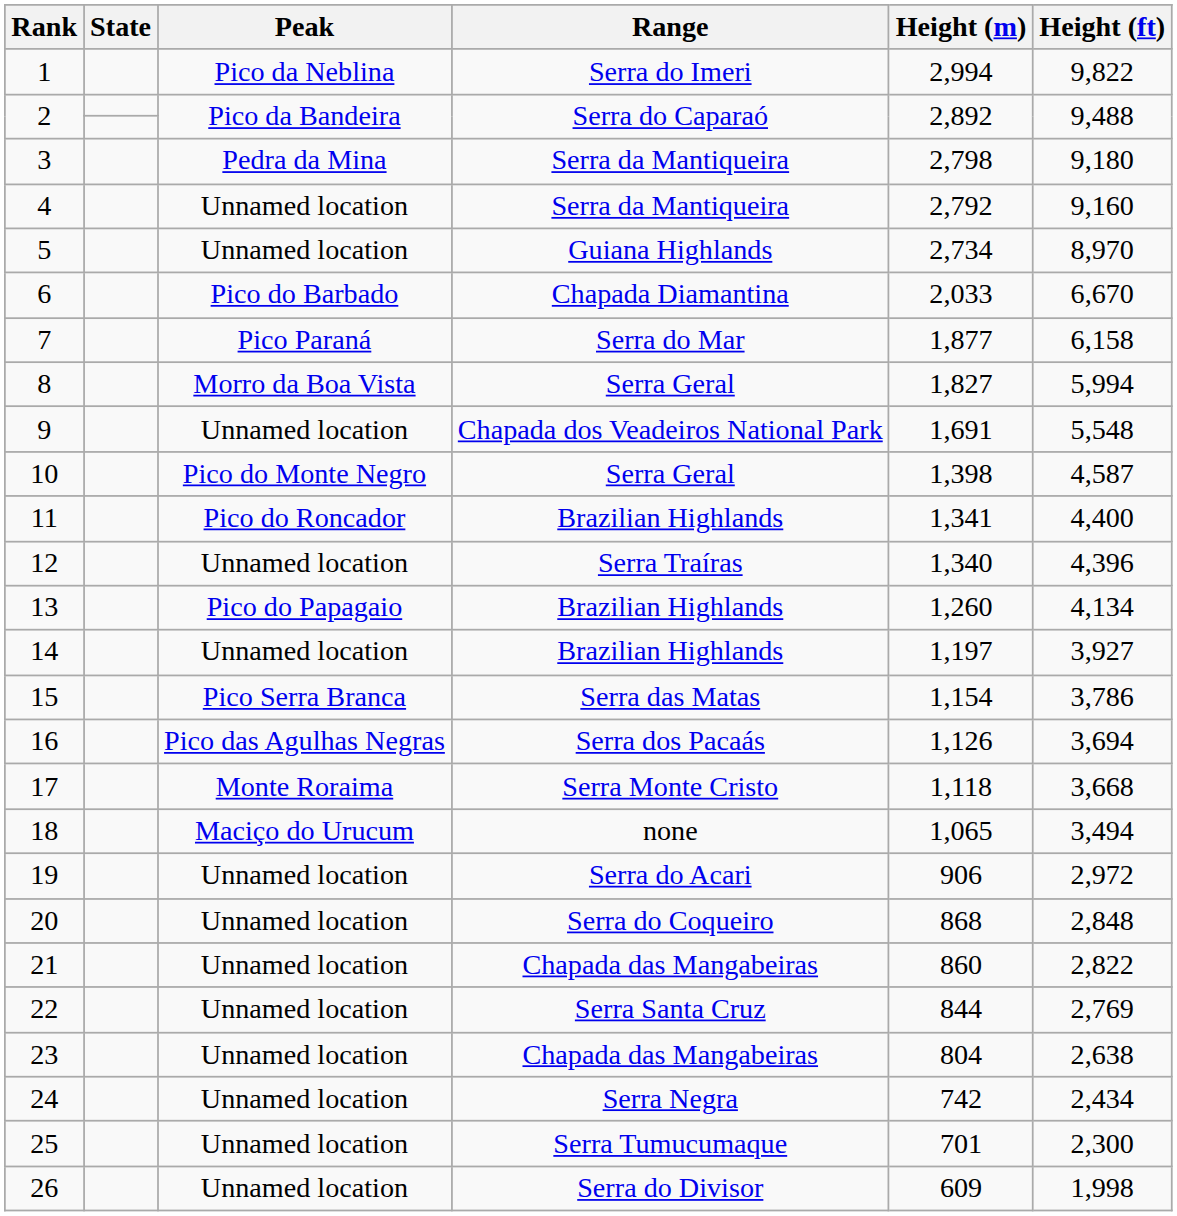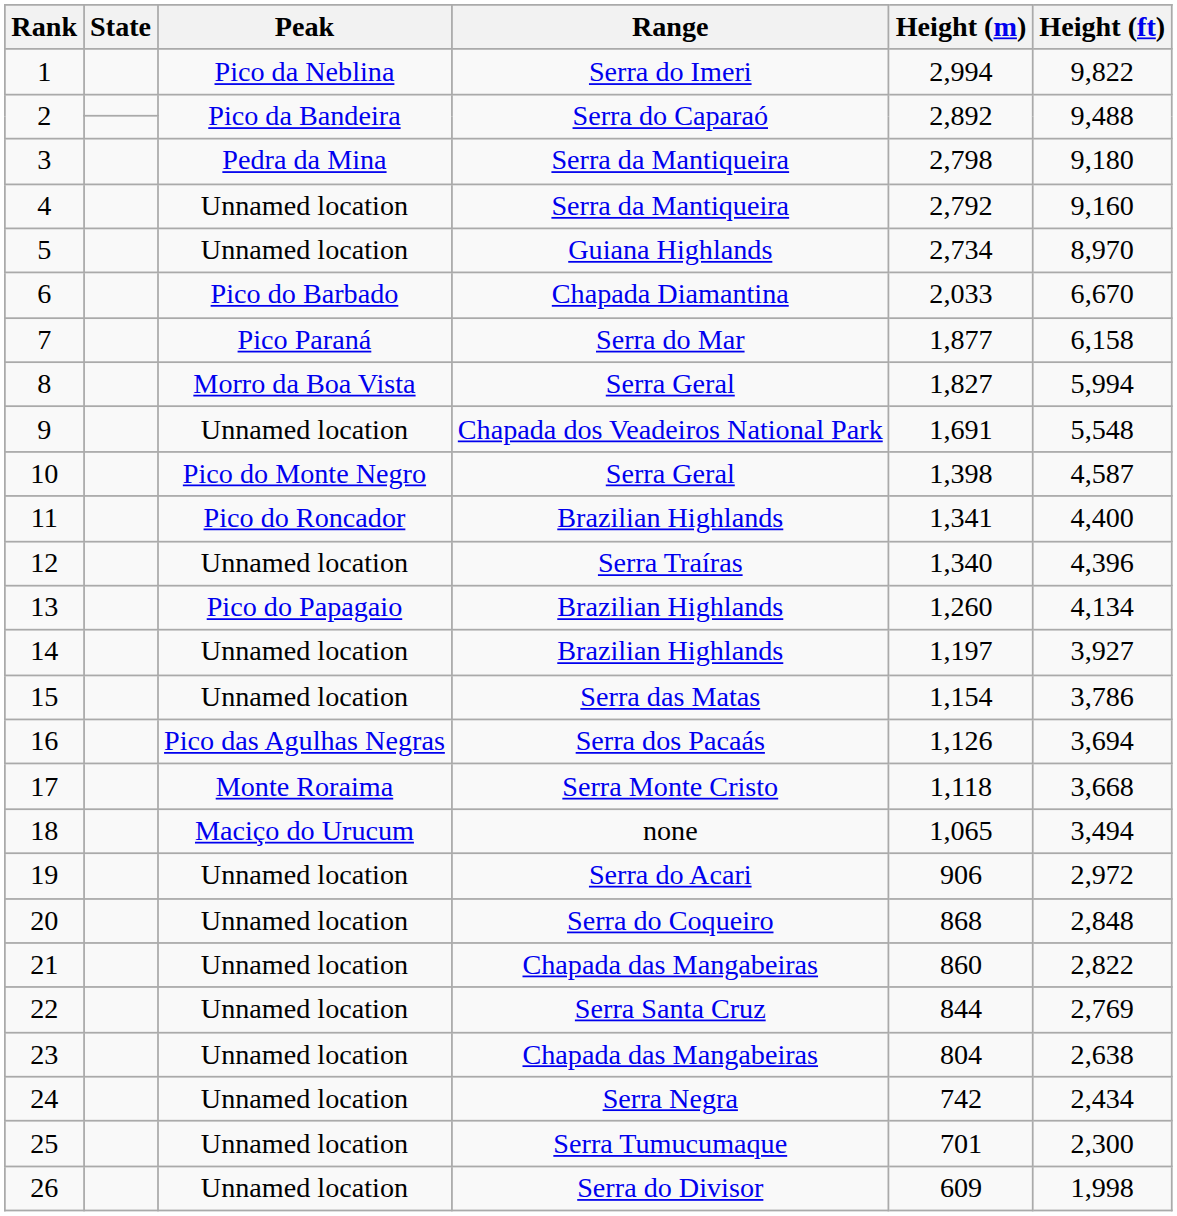(304, 696) Pico Serra Branca -> (304, 696) Unnamed location
